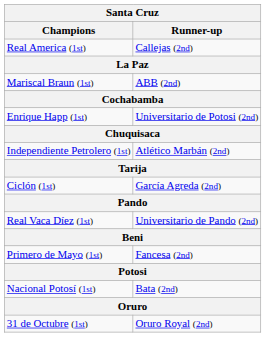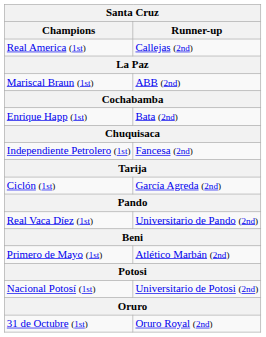(197, 116) Universitario de Potosi (2nd) -> (157, 116) Bata (2nd)
(182, 151) Atlético Marbán (2nd) -> (164, 151) Fancesa (2nd)
(164, 254) Fancesa (2nd) -> (182, 254) Atlético Marbán (2nd)
(157, 289) Bata (2nd) -> (197, 289) Universitario de Potosi (2nd)
